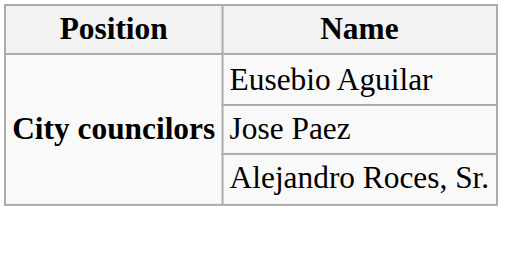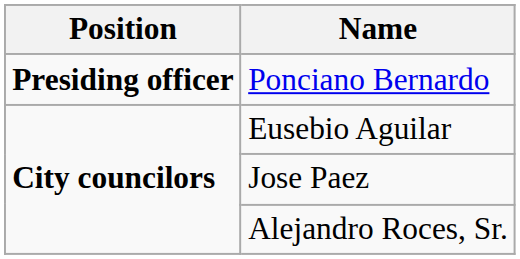+ row: (369, 79)
